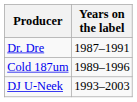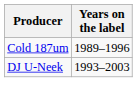- row: (26, 47)
